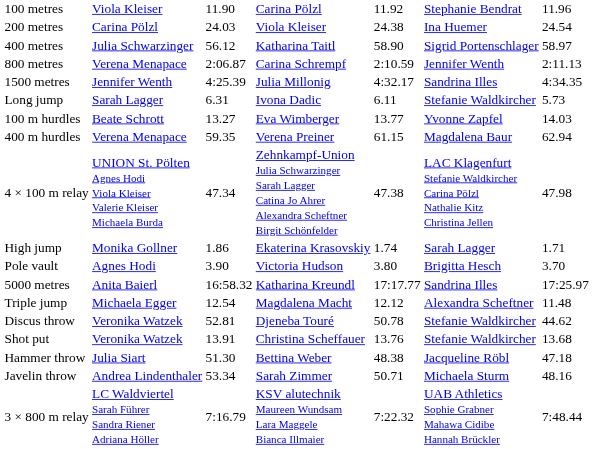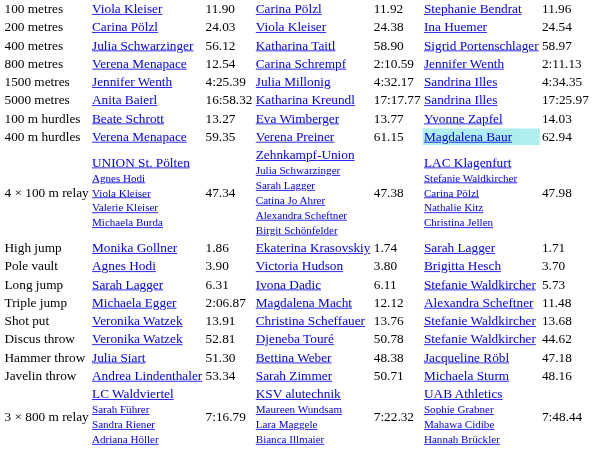(226, 63) 2:06.87 -> (221, 63) 12.54
rows swapped: (37, 284) <-> (34, 100)
(468, 136) no background -> (468, 136) paleturquoise background
(221, 302) 12.54 -> (226, 302) 2:06.87
rows swapped: (27, 339) <-> (40, 321)
